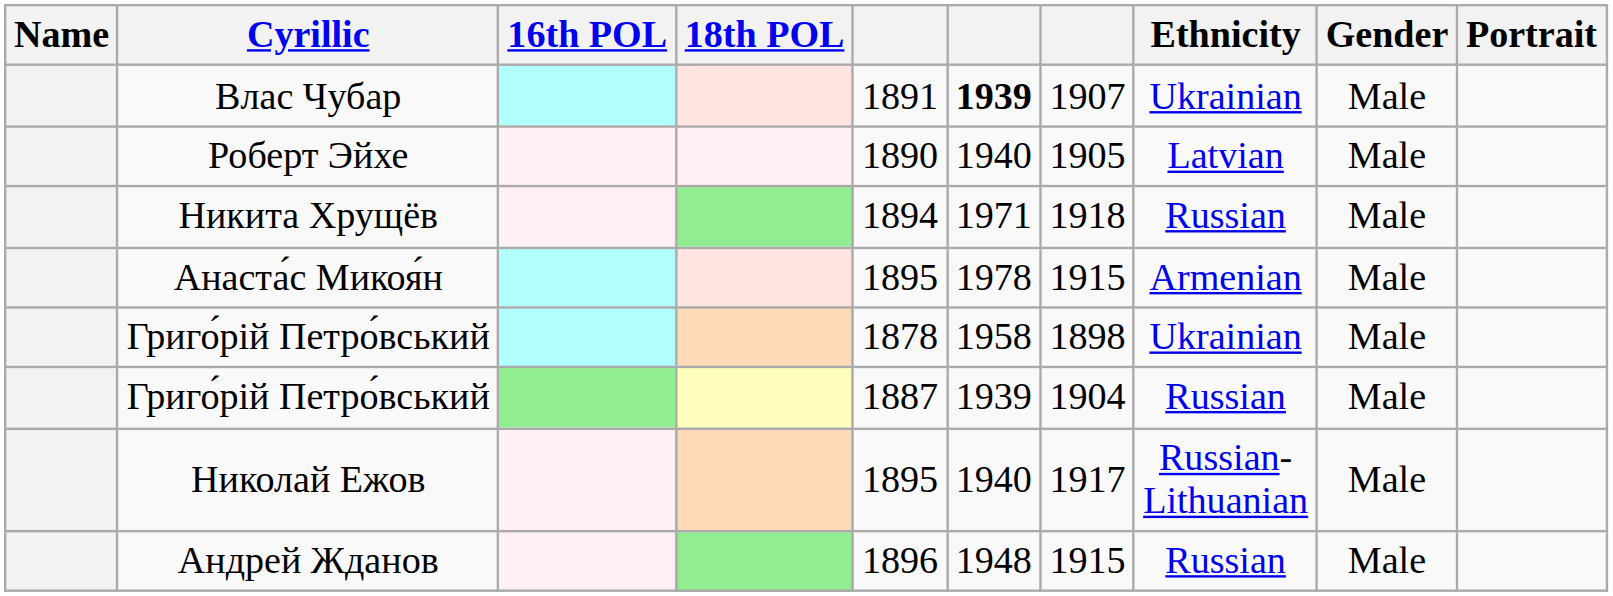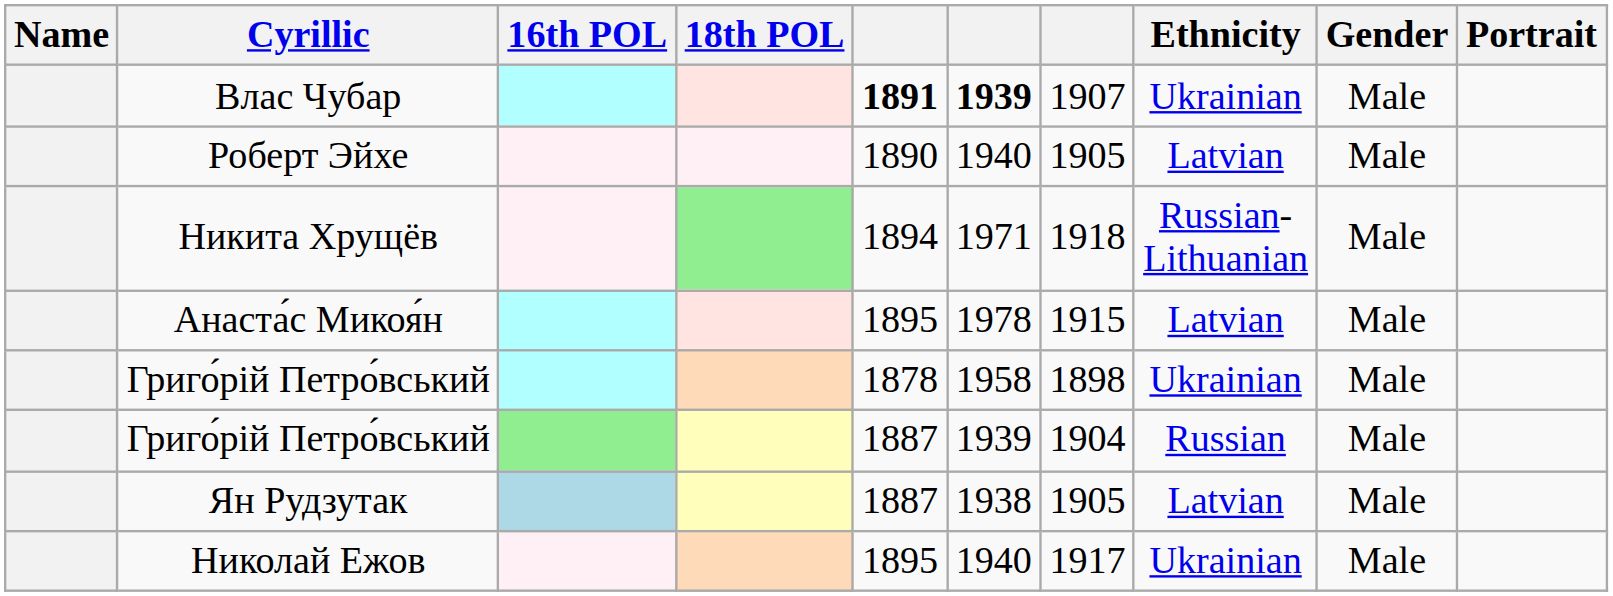(900, 95) normal -> (900, 95) bold
(1226, 215) Russian -> (1226, 237) Russian- Lithuanian
(1226, 276) Armenian -> (1226, 319) Latvian
+ row: (62, 501)
(1226, 478) Russian- Lithuanian -> (1226, 560) Ukrainian
- row: (62, 561)
